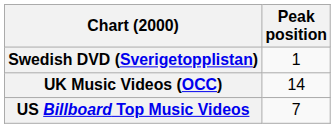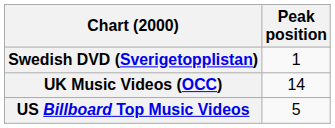(296, 110) 7 -> (296, 110) 5
